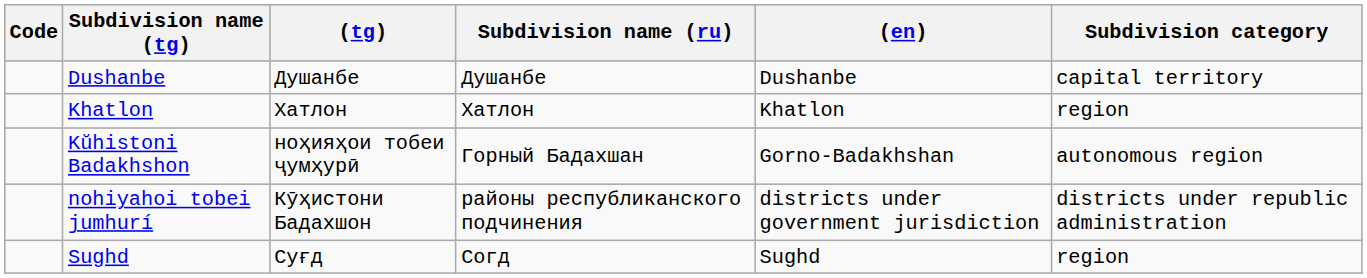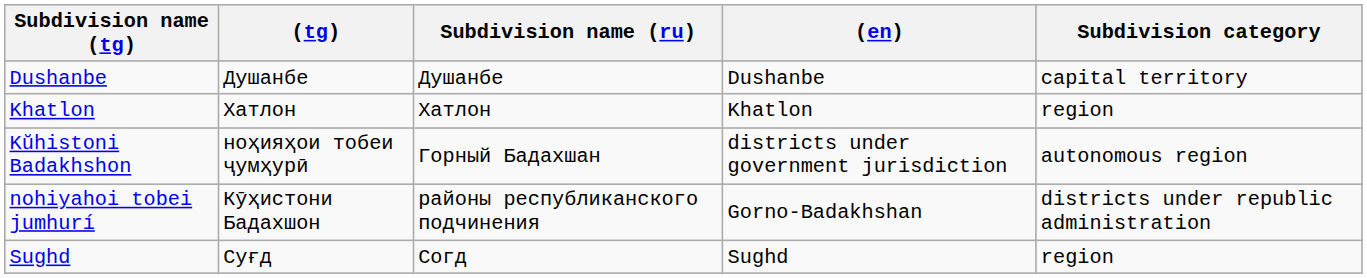- column: (34, 33)
(857, 156) Gorno-Badakhshan -> (868, 156) districts under government jurisdiction
(900, 212) districts under government jurisdiction -> (825, 212) Gorno-Badakhshan
